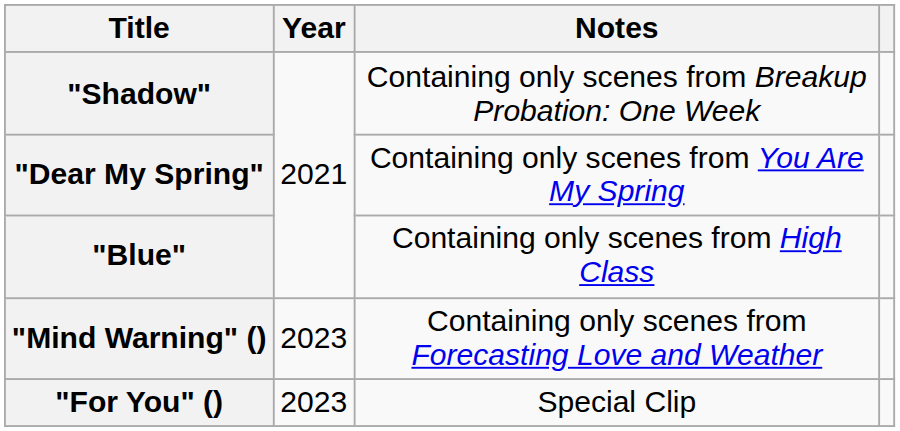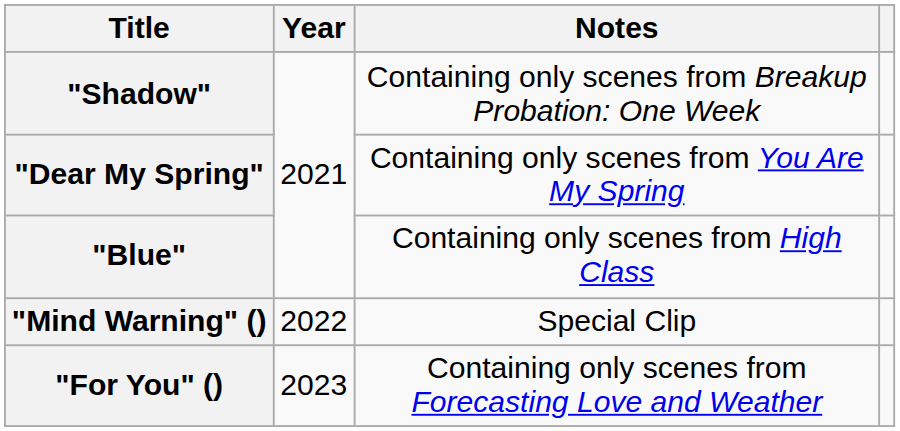(314, 337) 2023 -> (314, 320) 2022
(617, 337) Containing only scenes from Forecasting Love and Weather -> (617, 320) Special Clip
(617, 402) Special Clip -> (617, 385) Containing only scenes from Forecasting Love and Weather
